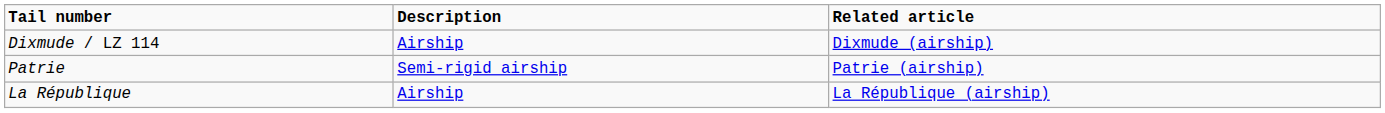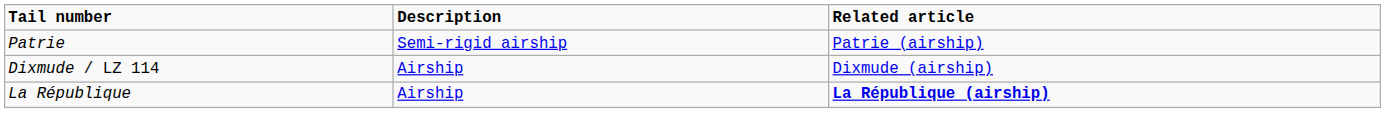rows swapped: (84, 43) <-> (37, 69)
(941, 94) normal -> (941, 94) bold
